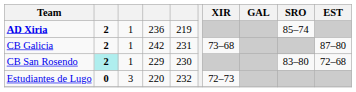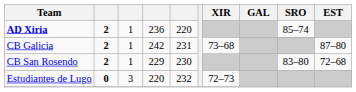(184, 29) 219 -> (184, 29) 220
(106, 62) paleturquoise background -> (106, 62) no background
